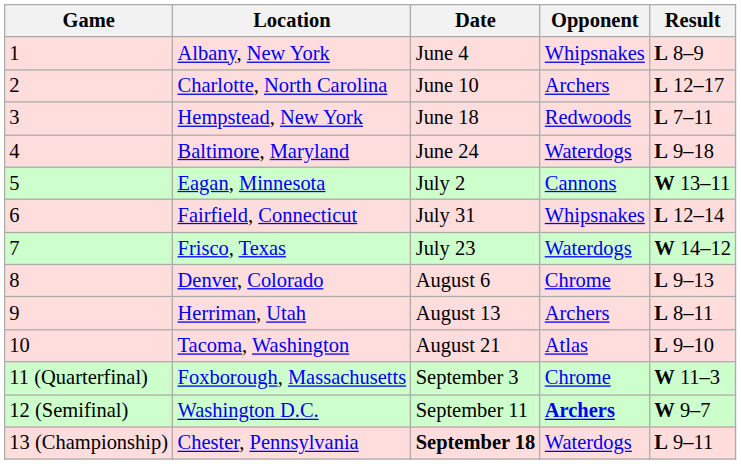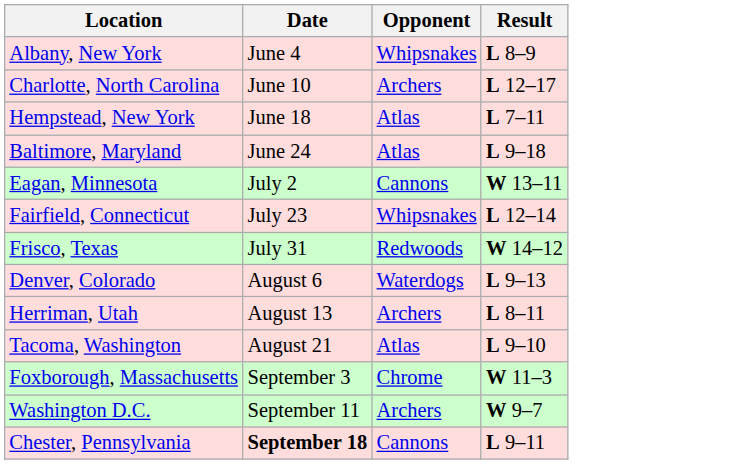- column: (89, 20)
(588, 118) Redwoods -> (398, 118) Atlas
(588, 150) Waterdogs -> (398, 150) Atlas
(446, 215) July 31 -> (277, 215) July 23
(446, 248) July 23 -> (277, 248) July 31
(588, 248) Waterdogs -> (420, 248) Redwoods
(578, 280) Chrome -> (420, 280) Waterdogs
(580, 410) bold -> (409, 410) normal
(588, 442) Waterdogs -> (412, 442) Cannons
